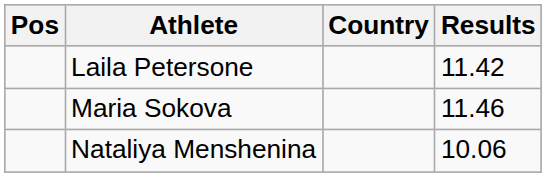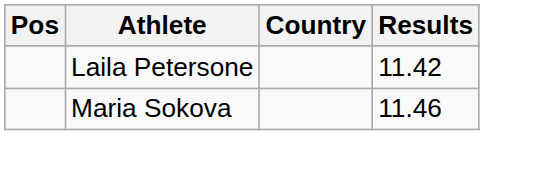- row: (194, 150)
